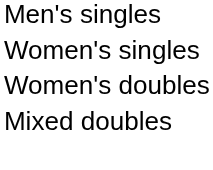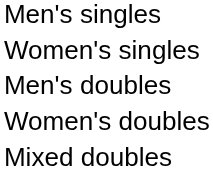+ row: (88, 85)
